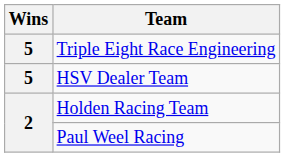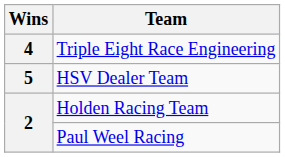(29, 49) 5 -> (29, 49) 4
